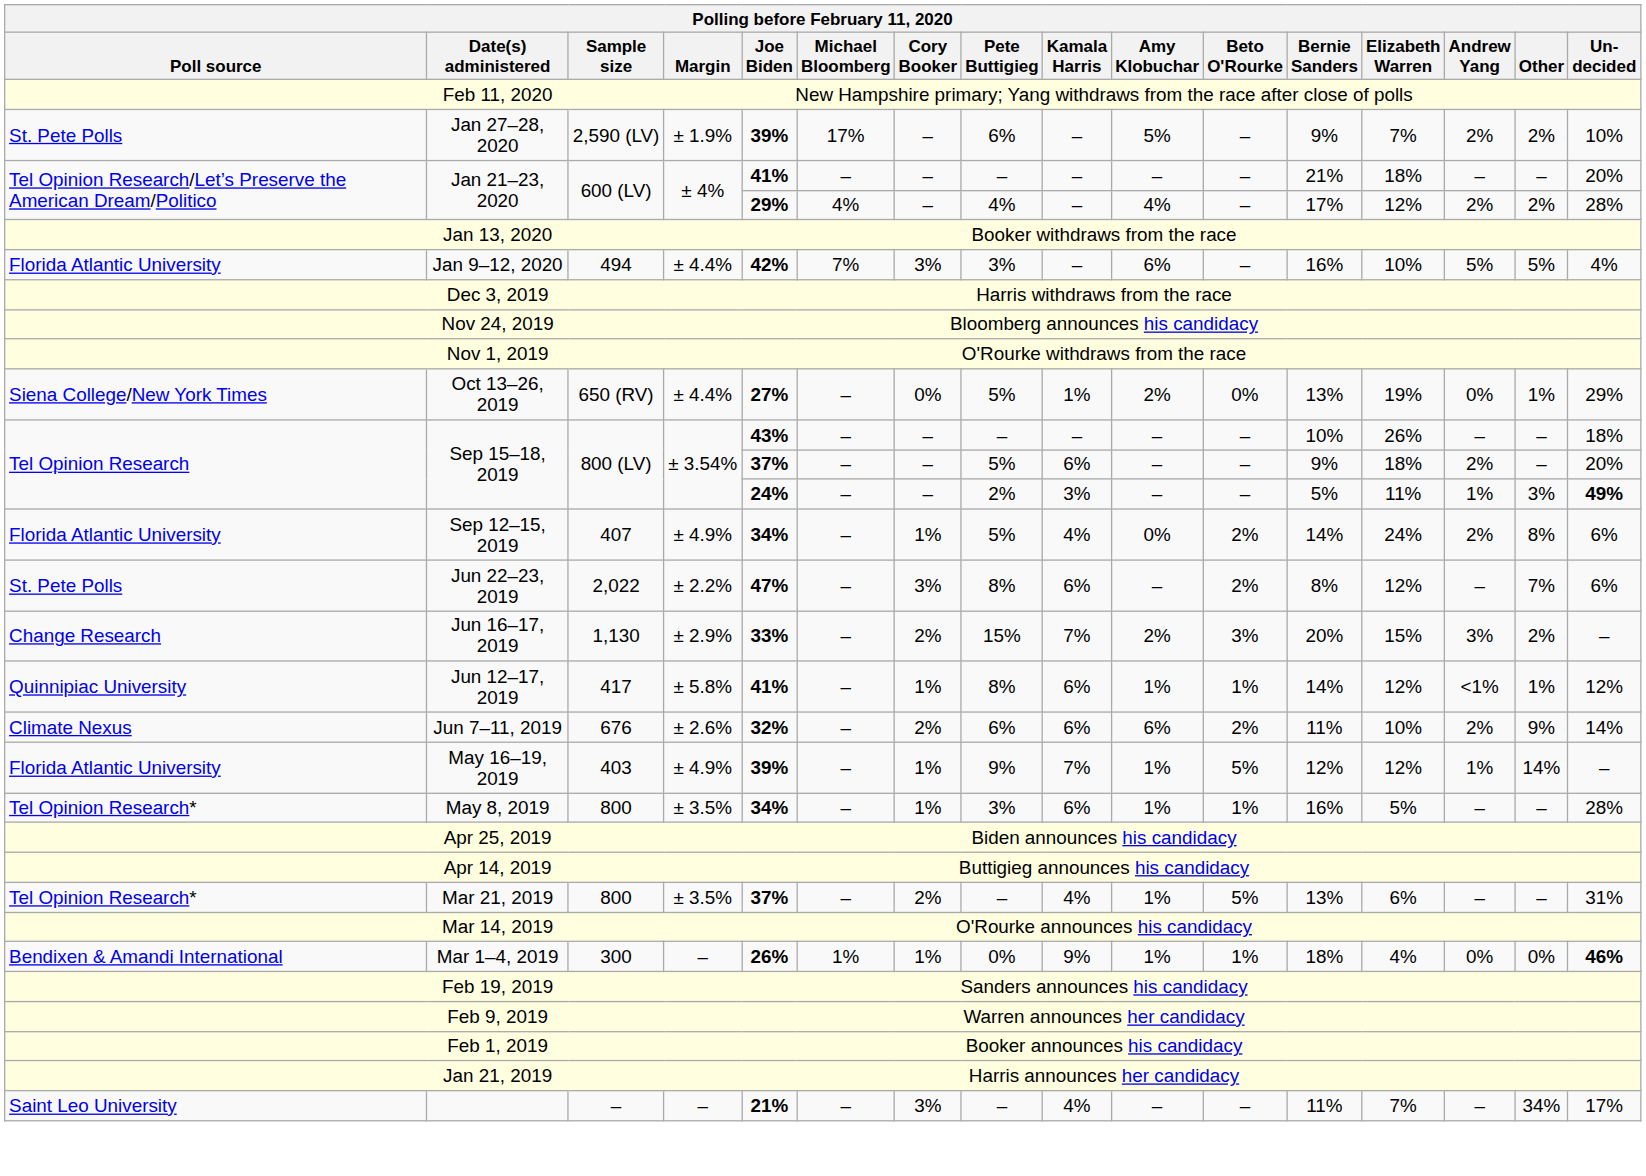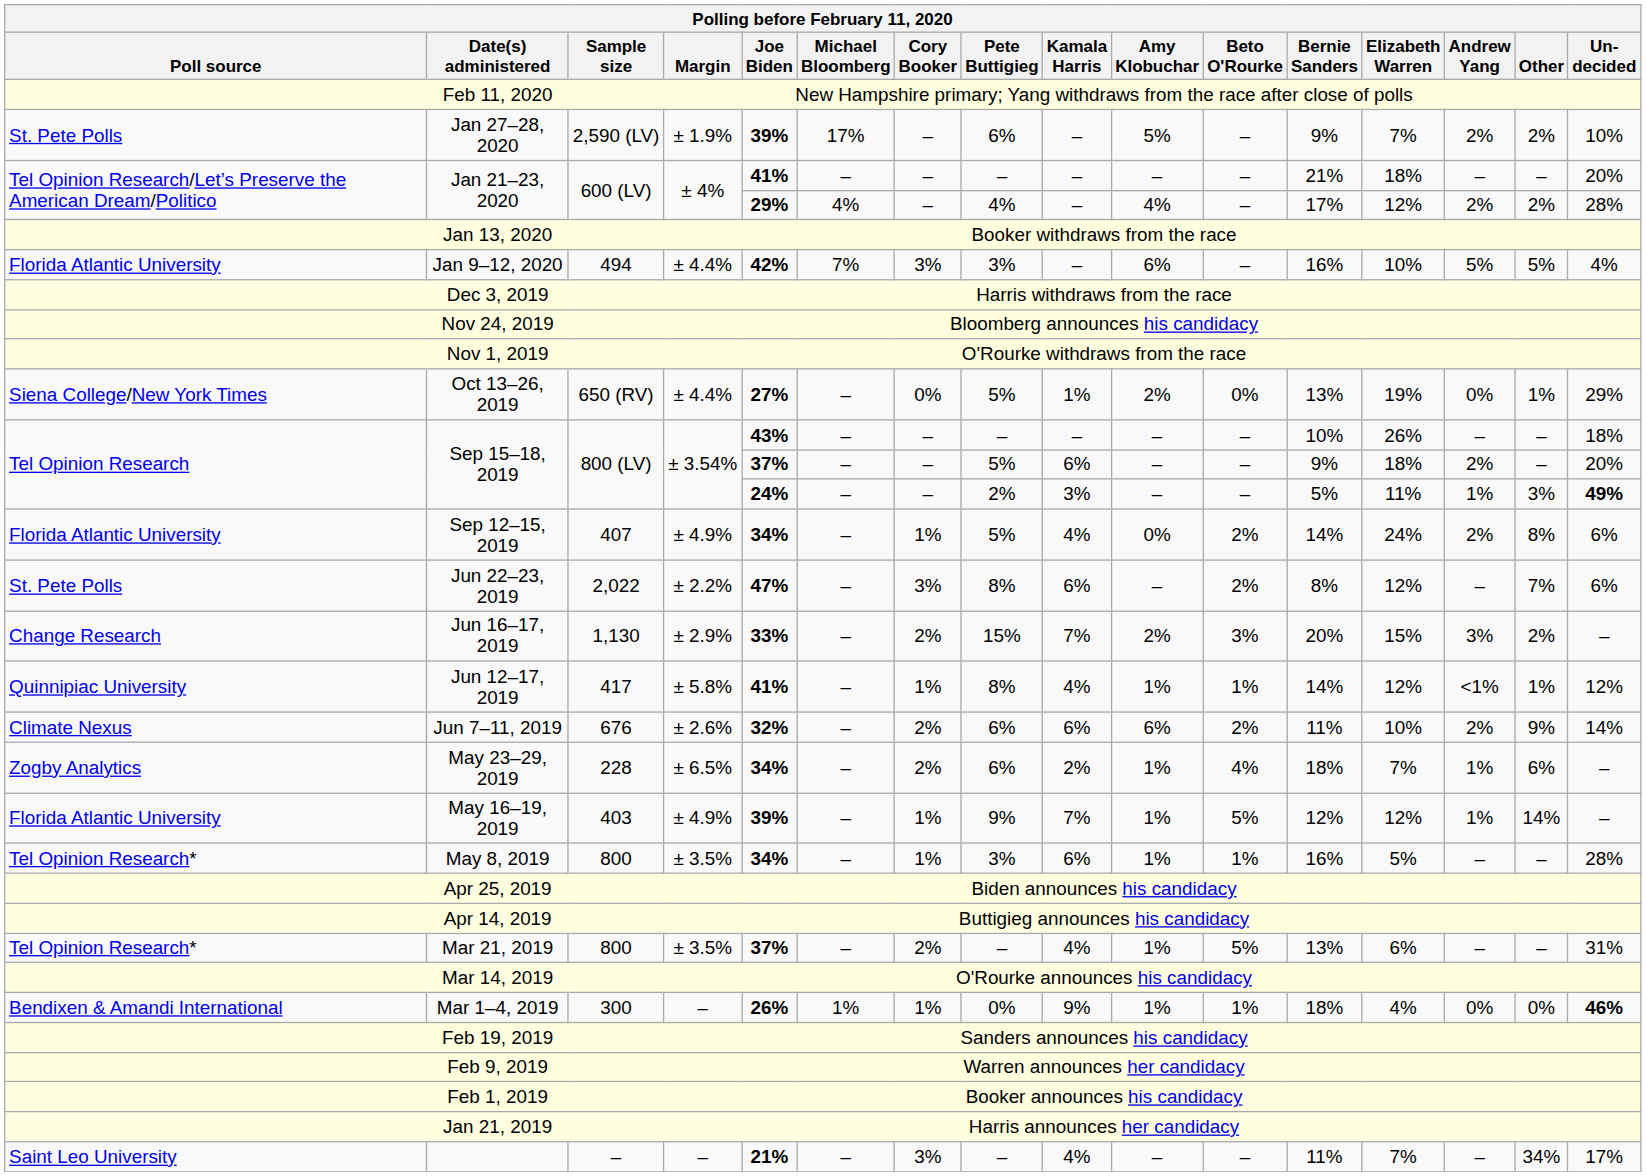(1077, 687) 6% -> (1077, 687) 4%
+ row: (498, 768)
